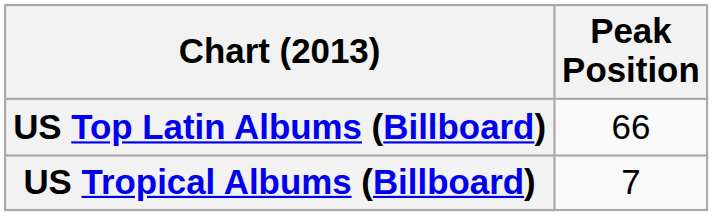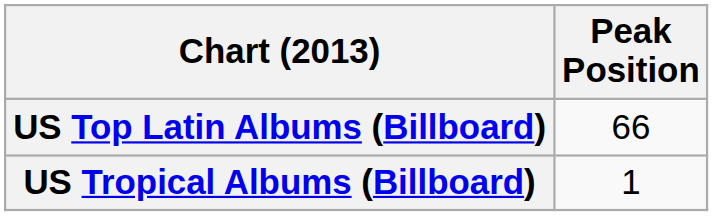(631, 182) 7 -> (631, 182) 1
